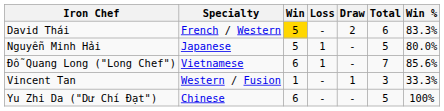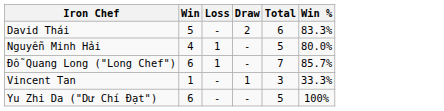- column: (231, 13)
(295, 30) gold background -> (190, 30) no background
(295, 47) 5 -> (190, 47) 4
(422, 64) 85.6% -> (317, 64) 85.7%
